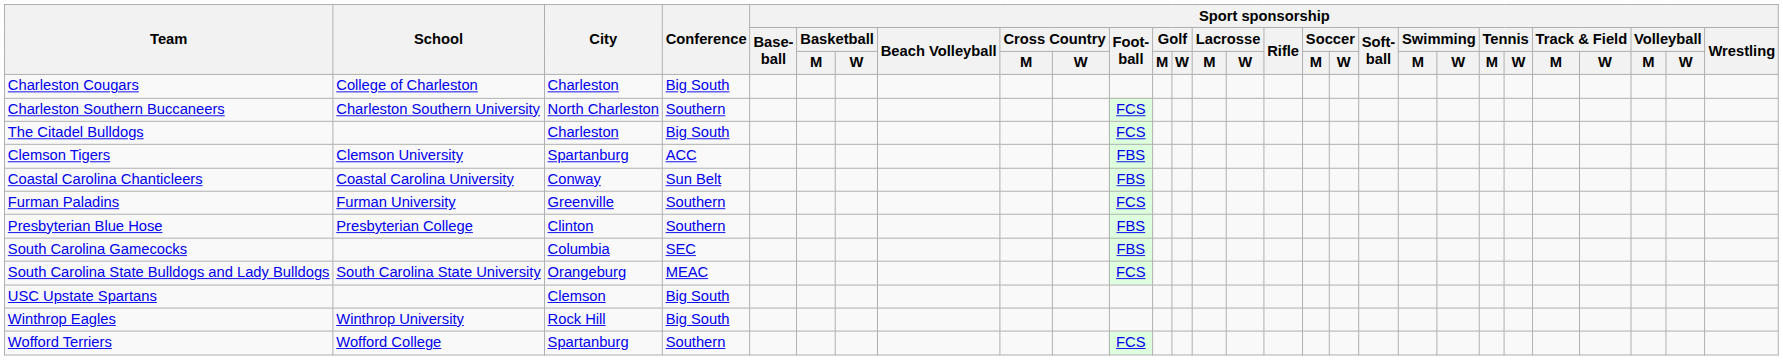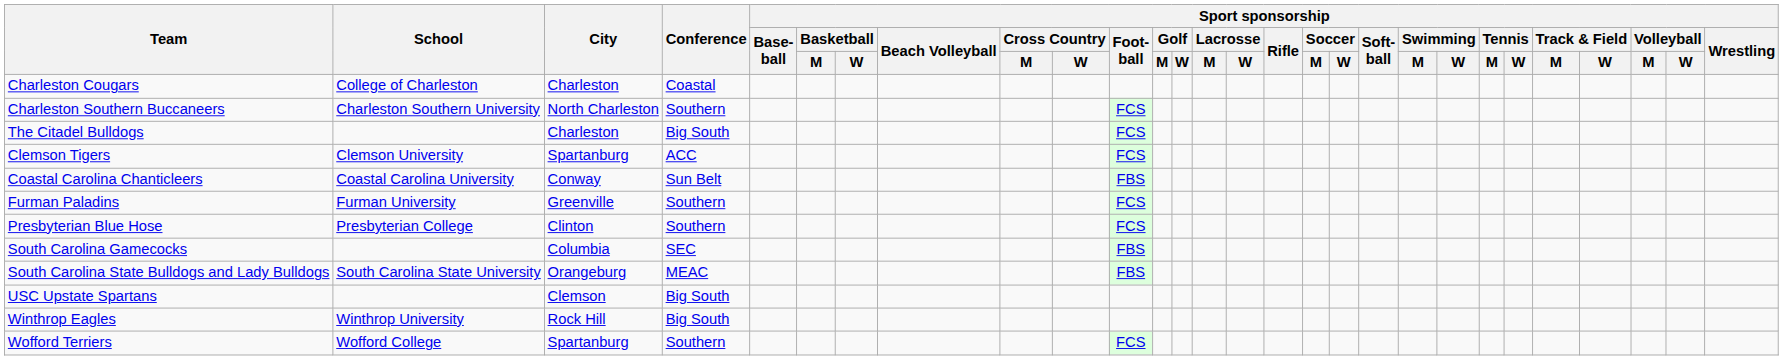(698, 86) Big South -> (691, 86) Coastal
(1131, 156) FBS -> (1131, 156) FCS
(1131, 226) FBS -> (1131, 226) FCS
(1131, 272) FCS -> (1131, 272) FBS
